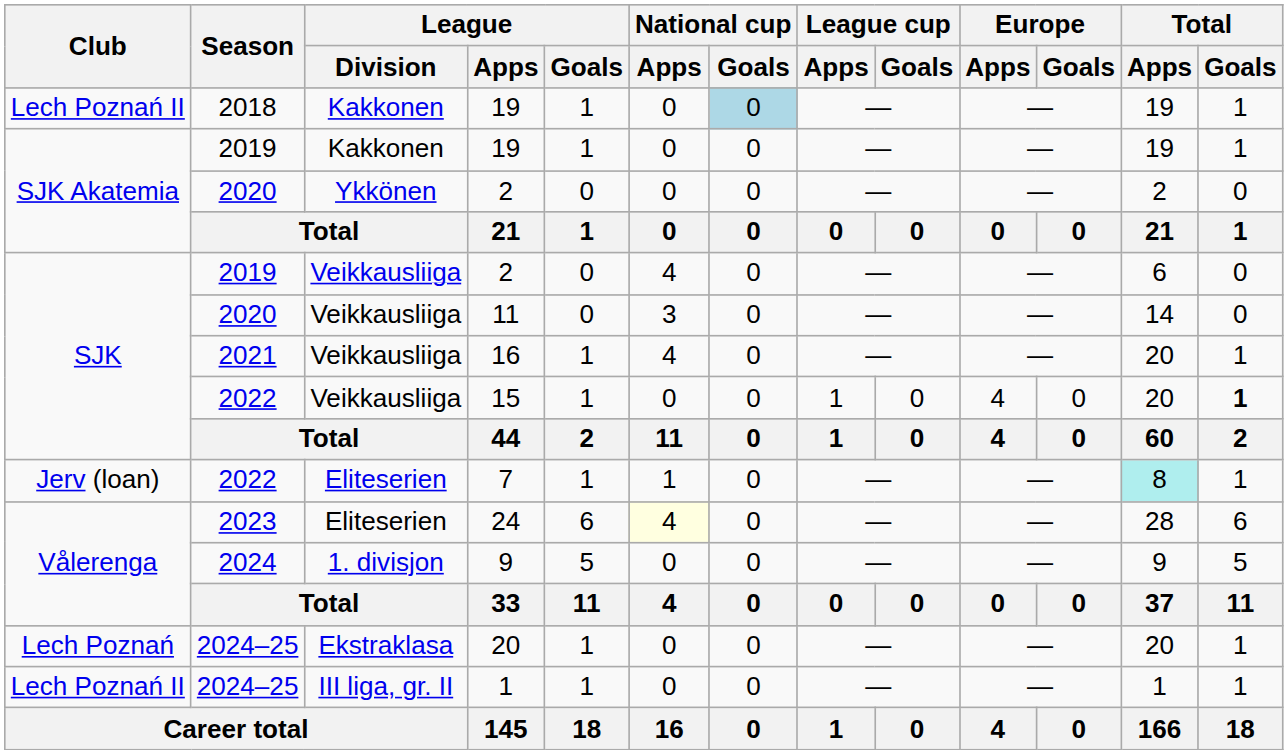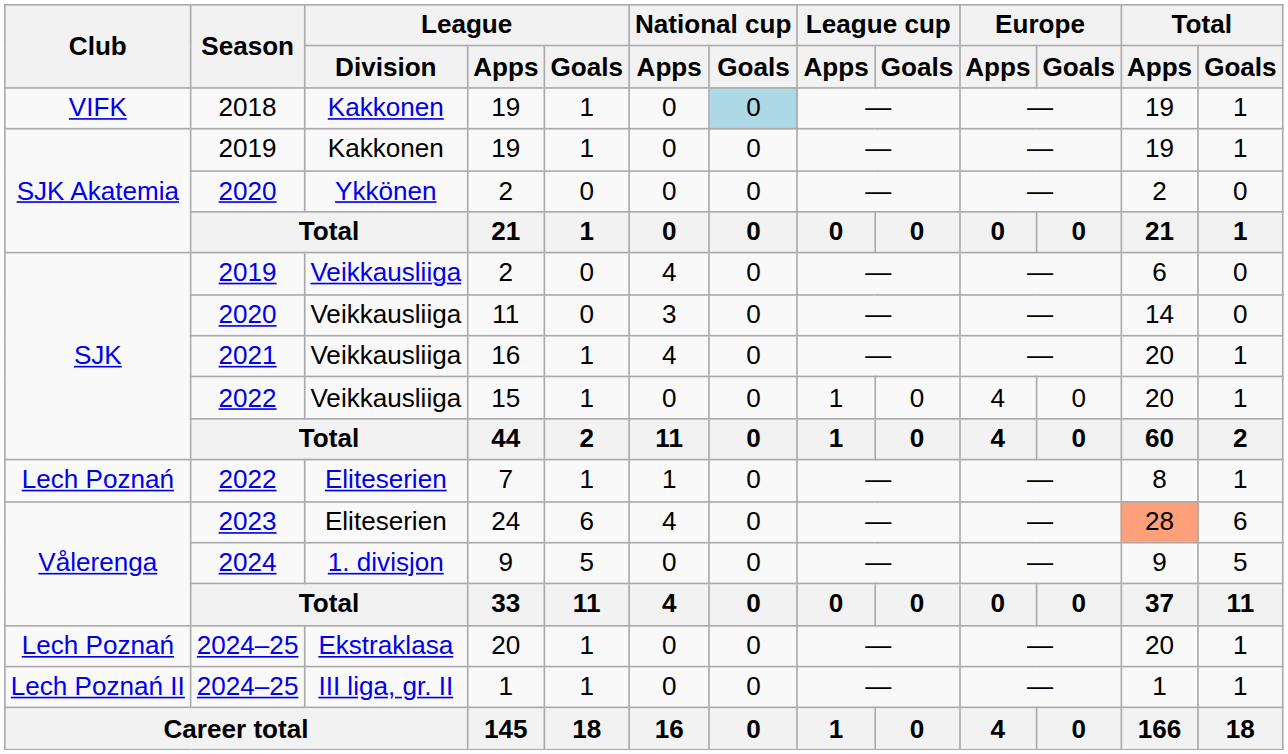(98, 107) Lech Poznań II -> (98, 107) VIFK
(1240, 397) bold -> (1240, 397) normal
(98, 480) Jerv (loan) -> (98, 480) Lech Poznań
(1160, 480) paleturquoise background -> (1160, 480) no background
(669, 521) lightyellow background -> (669, 521) no background
(1160, 521) no background -> (1160, 521) lightsalmon background
